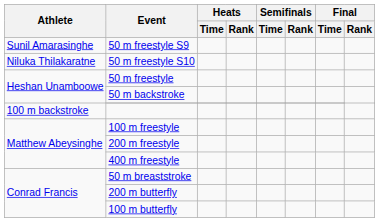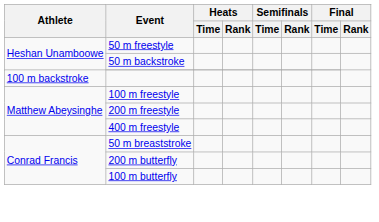- row: (50, 46)
- row: (51, 62)
